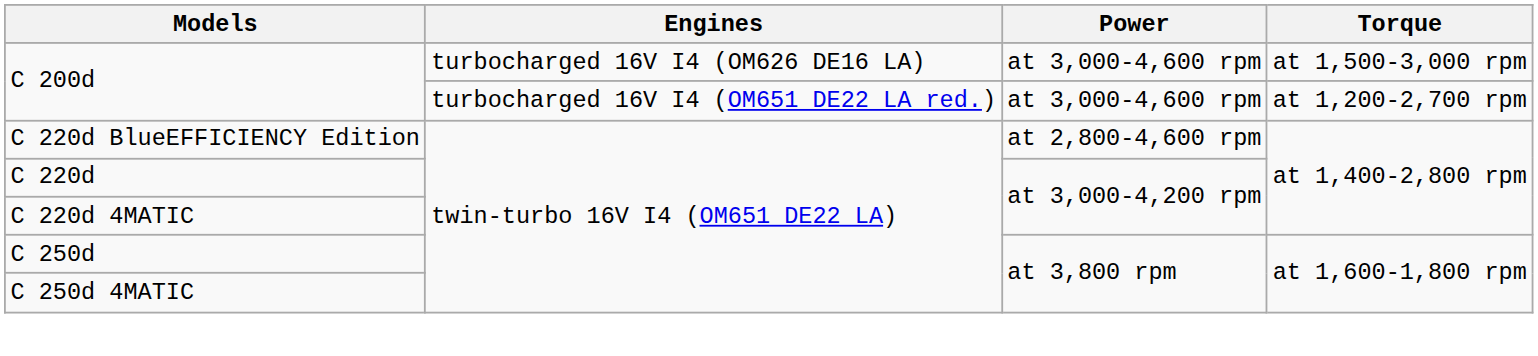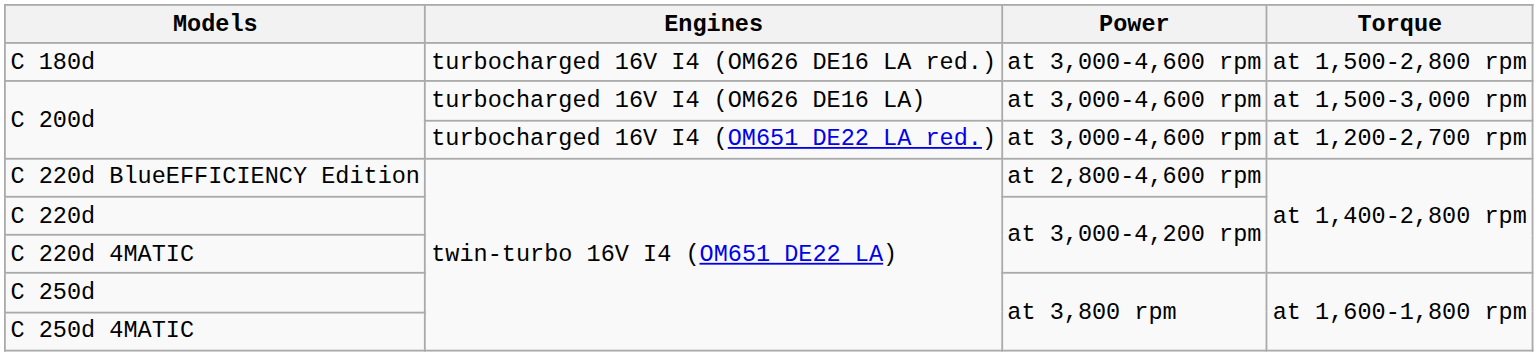+ row: (53, 62)
